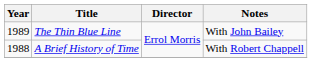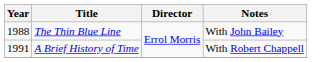(18, 31) 1989 -> (18, 31) 1988
(18, 48) 1988 -> (18, 48) 1991
